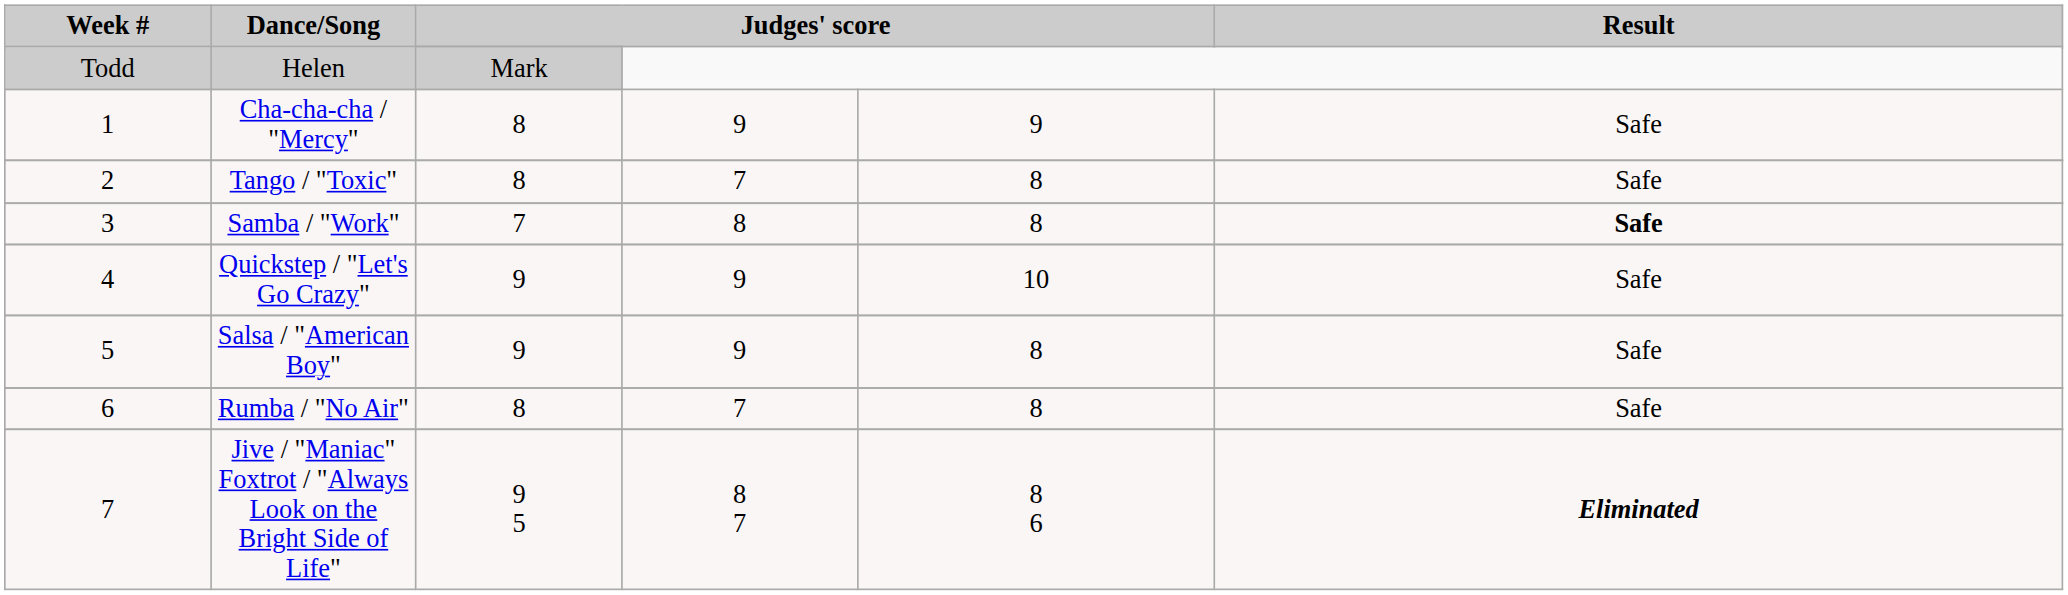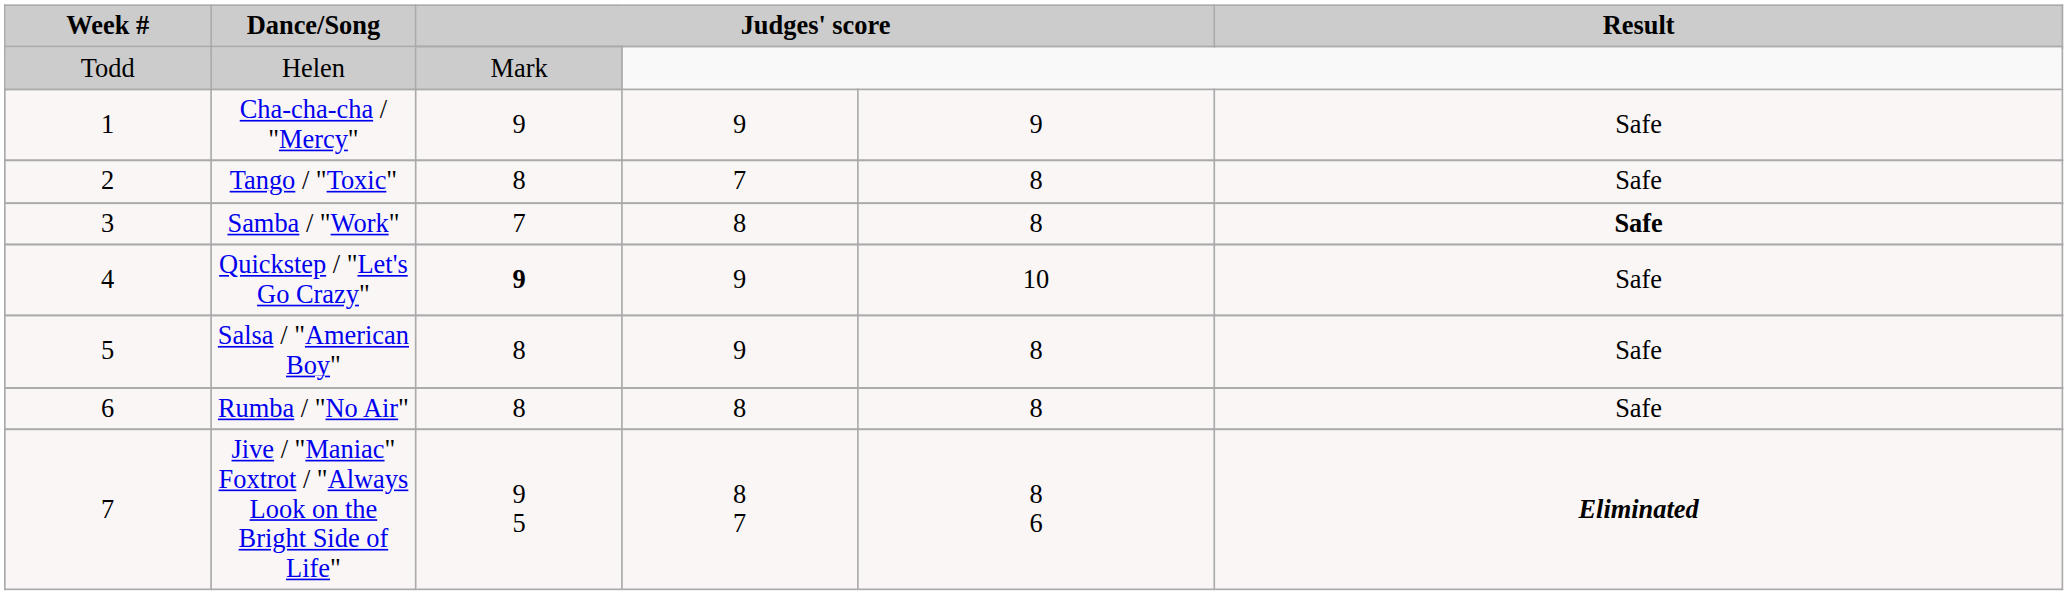(519, 124) 8 -> (519, 124) 9
(519, 279) normal -> (519, 279) bold
(519, 351) 9 -> (519, 351) 8
(740, 408) 7 -> (740, 408) 8
